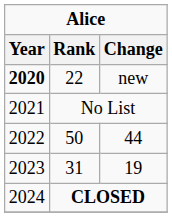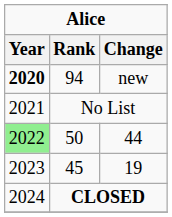(74, 79) 22 -> (74, 79) 94
(27, 138) no background -> (27, 138) lightgreen background
(74, 168) 31 -> (74, 168) 45
